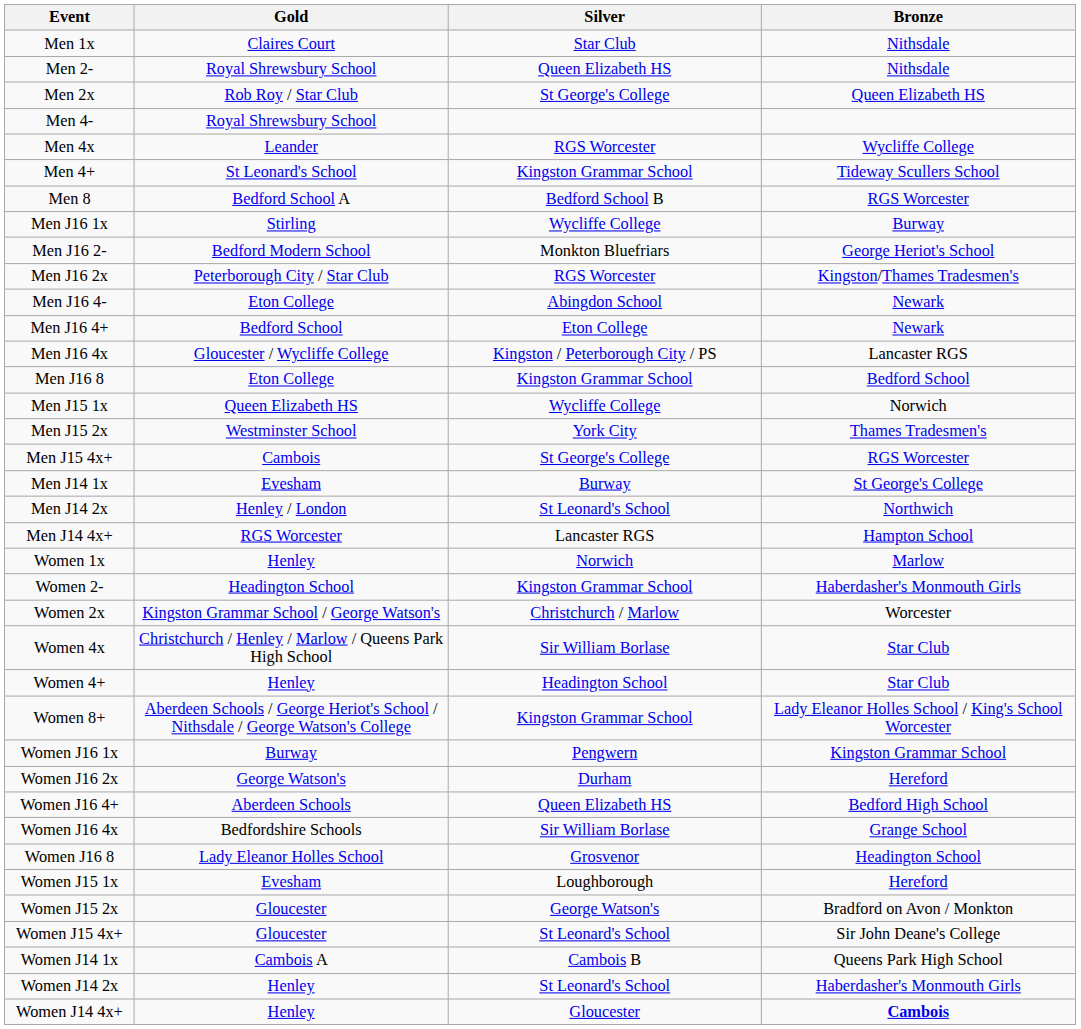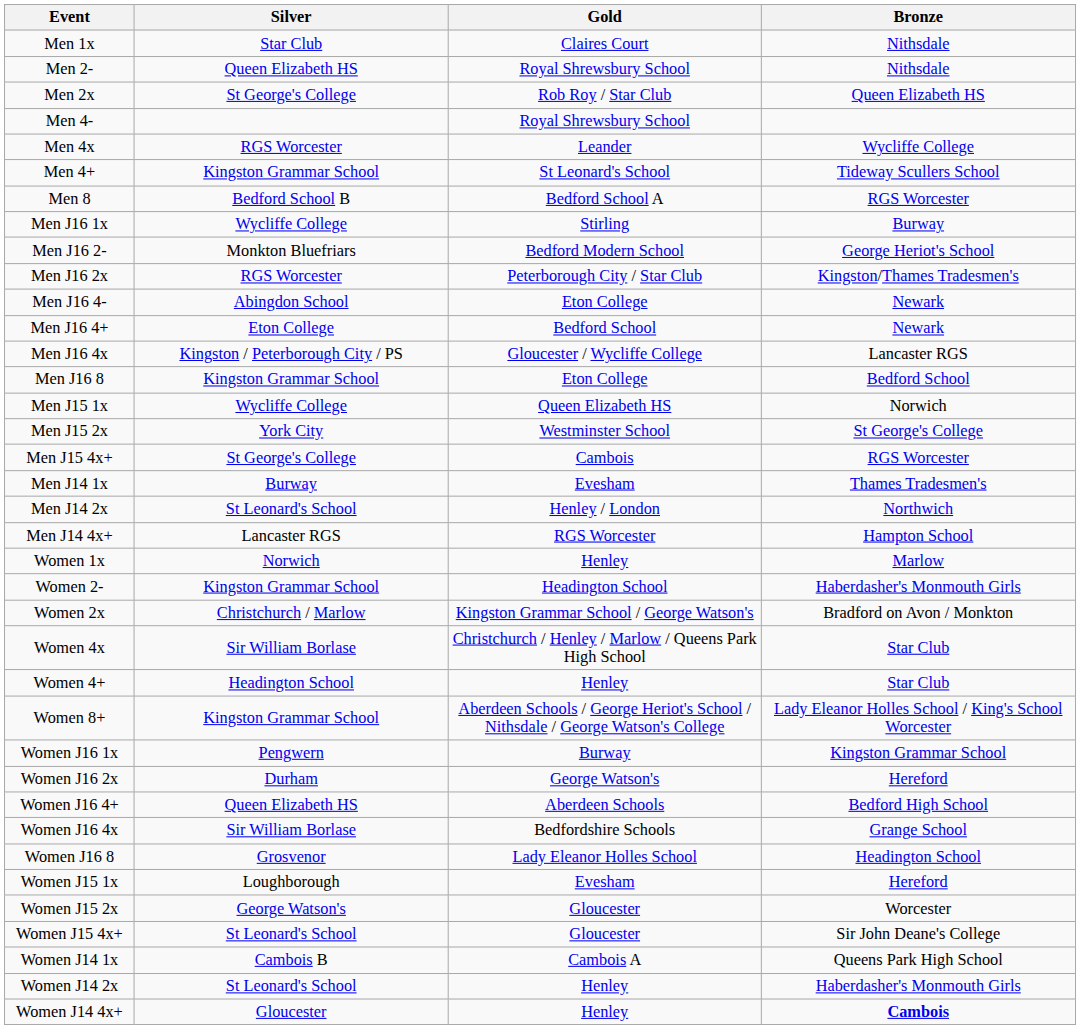columns swapped: (291, 17) <-> (605, 17)
(918, 431) Thames Tradesmen's -> (918, 431) St George's College
(918, 483) St George's College -> (918, 483) Thames Tradesmen's
(918, 612) Worcester -> (918, 612) Bradford on Avon / Monkton
(918, 908) Bradford on Avon / Monkton -> (918, 908) Worcester
